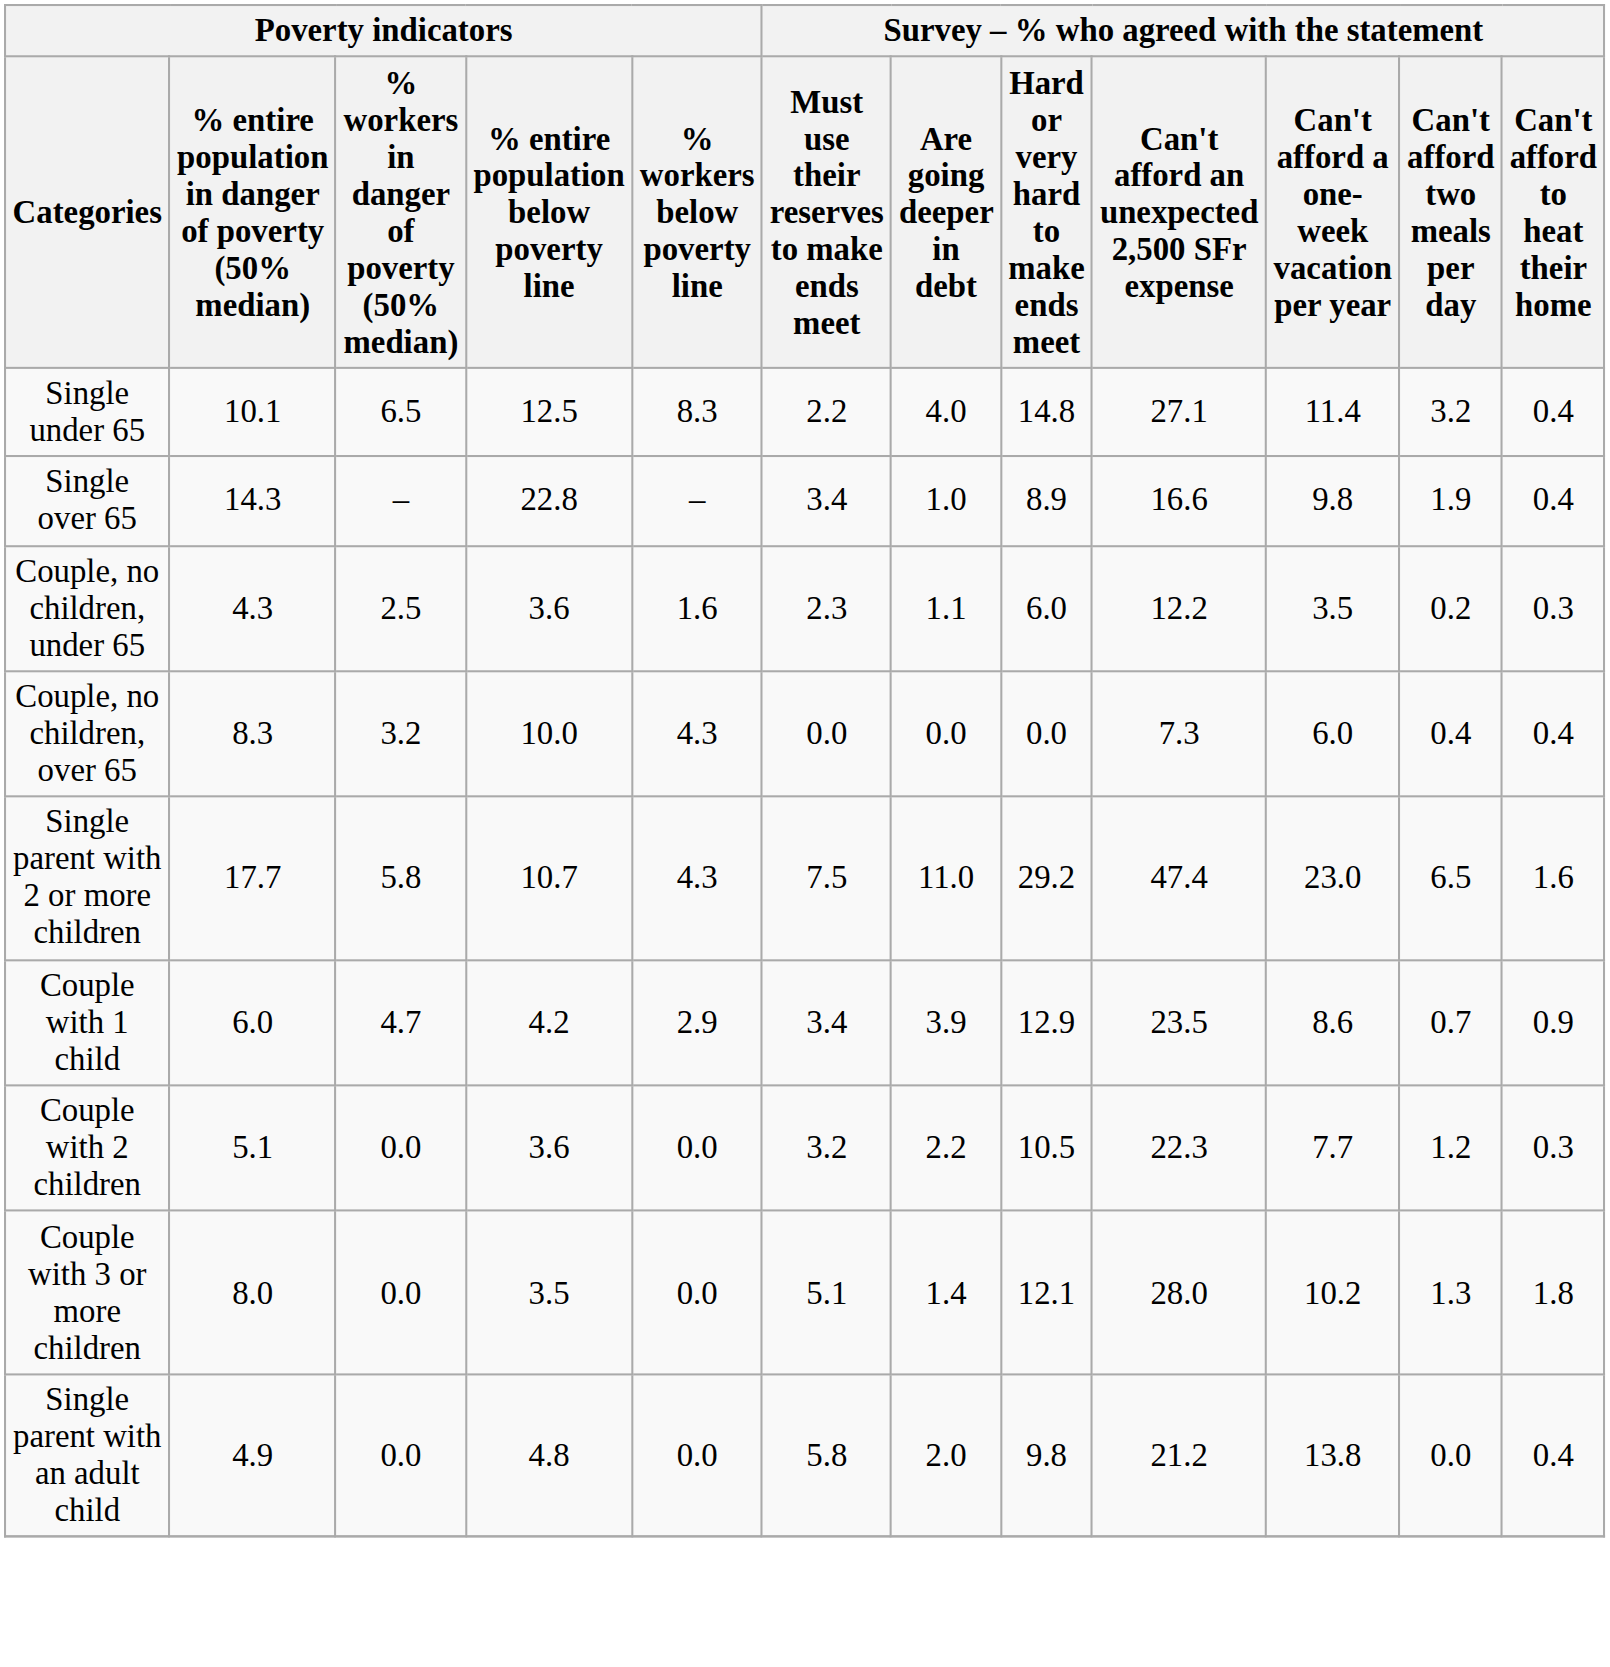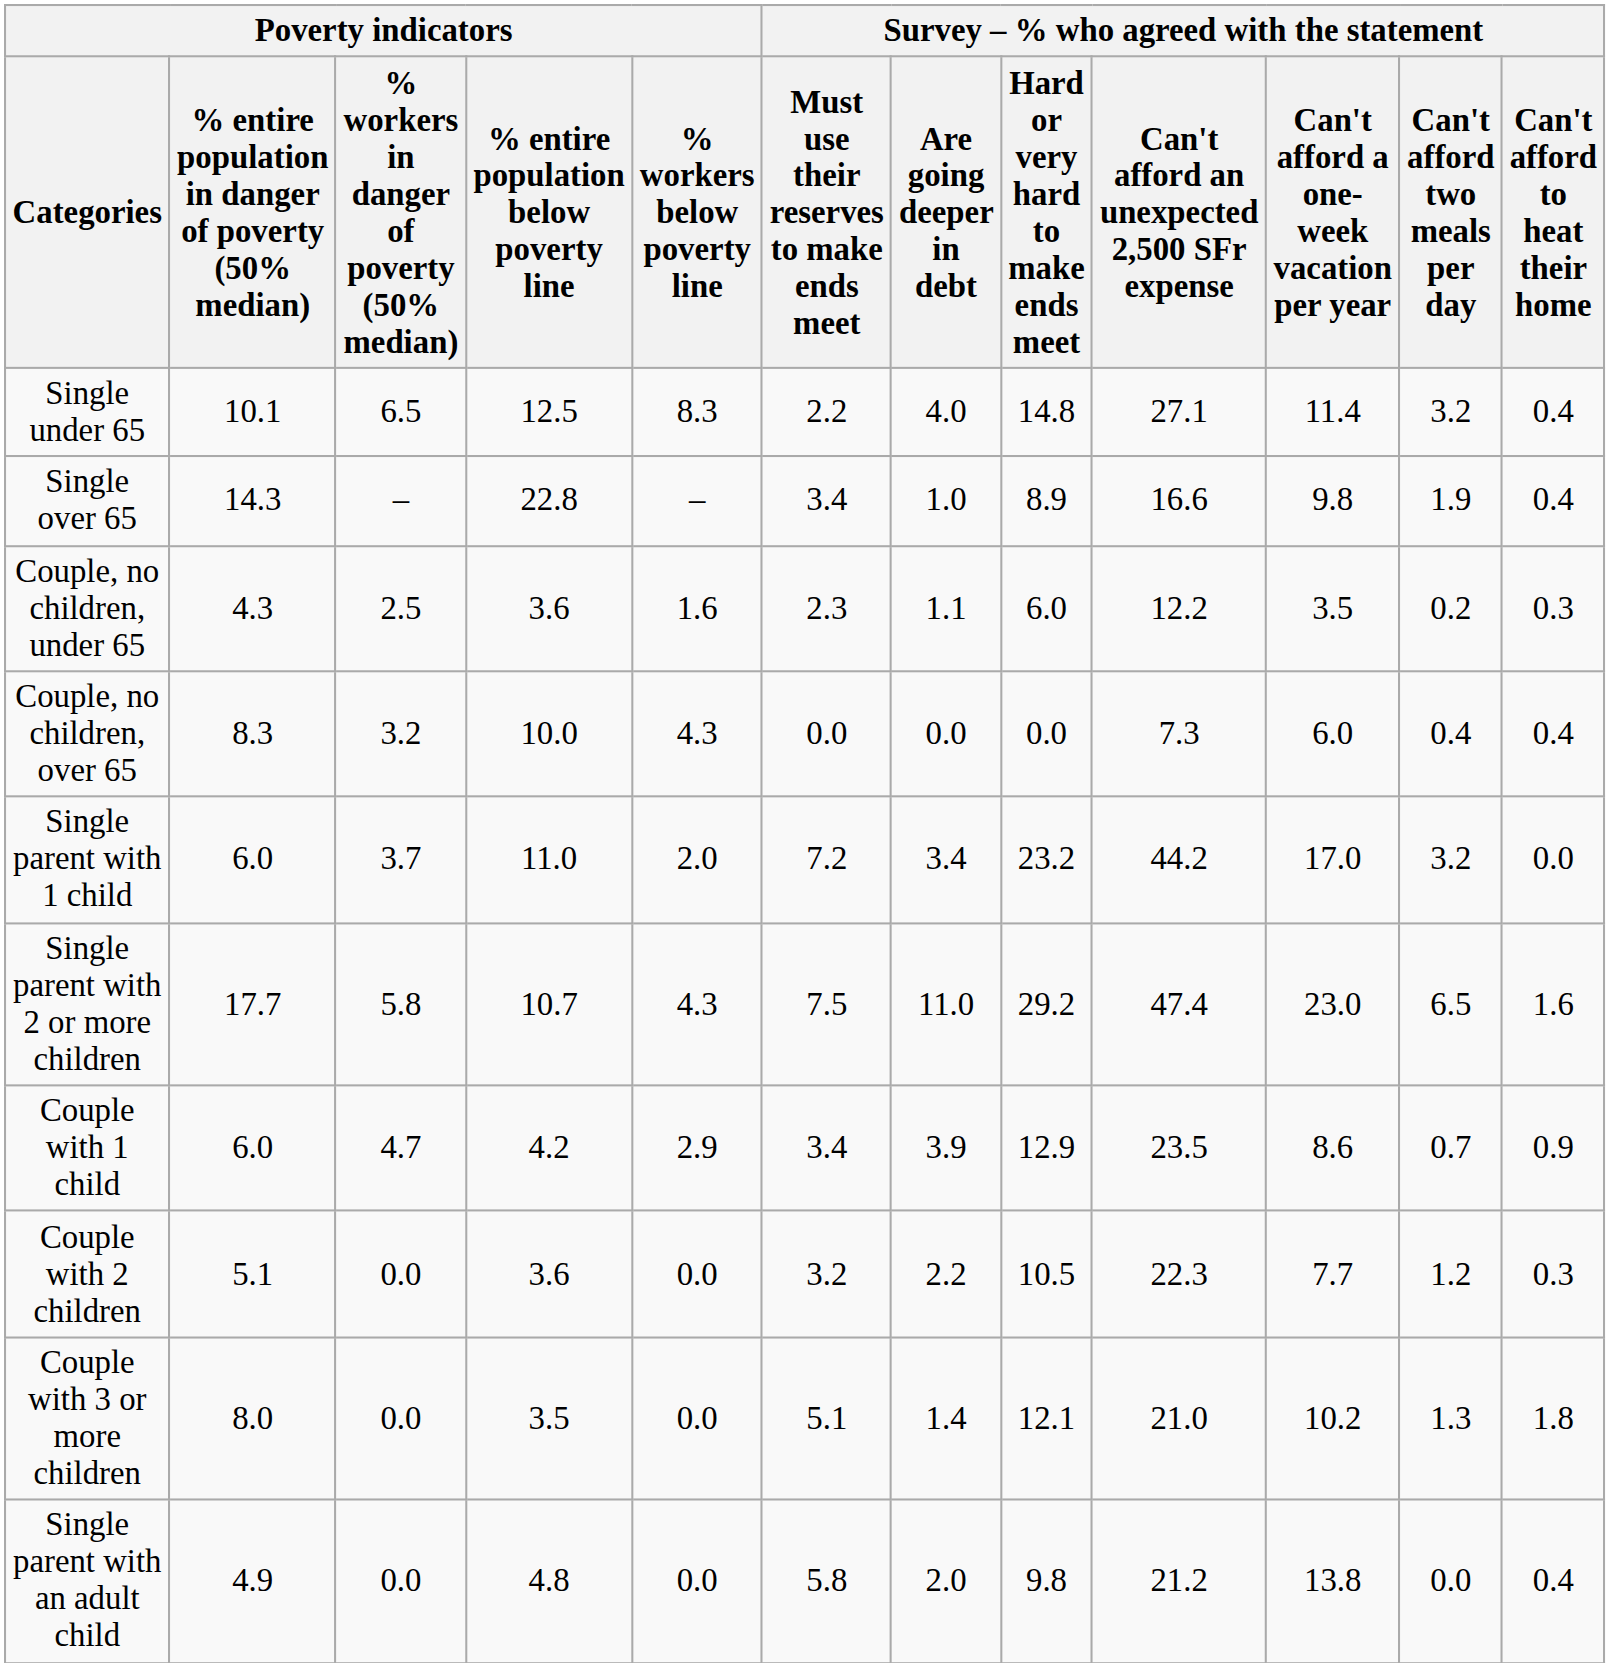+ row: (87, 859)
(1179, 1292) 28.0 -> (1179, 1417) 21.0
